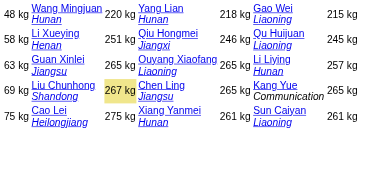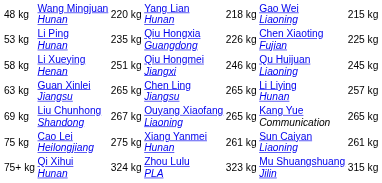+ row: (16, 40)
(178, 65) Ouyang Xiaofang Liaoning -> (167, 91) Chen Ling Jiangsu
(120, 91) khaki background -> (126, 117) no background
(162, 91) Chen Ling Jiangsu -> (184, 117) Ouyang Xiaofang Liaoning
+ row: (19, 168)
